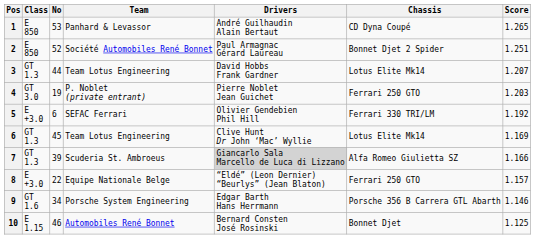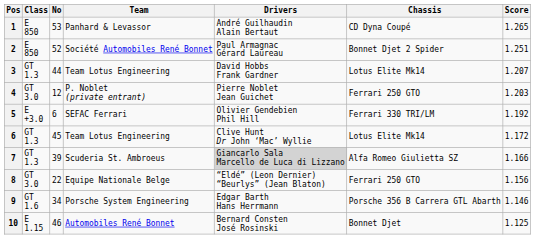(57, 93) 19 -> (57, 93) 12
(517, 137) 1.169 -> (517, 137) 1.172
(34, 180) E +3.0 -> (31, 180) GT 3.0
(517, 180) 1.157 -> (517, 180) 1.156
